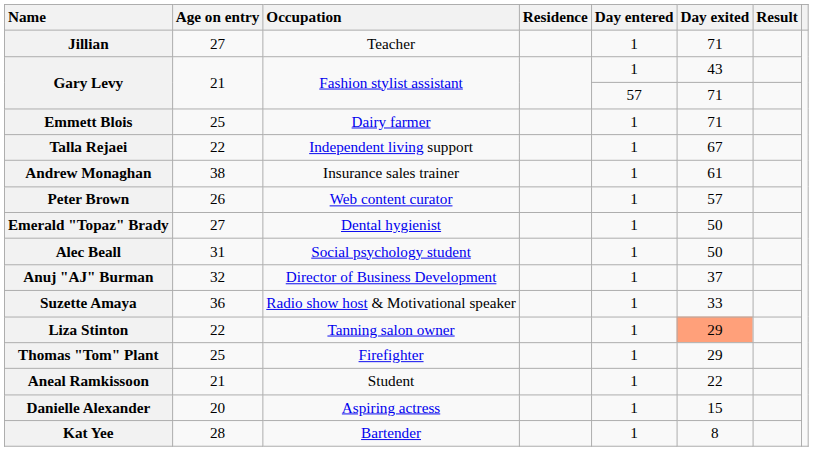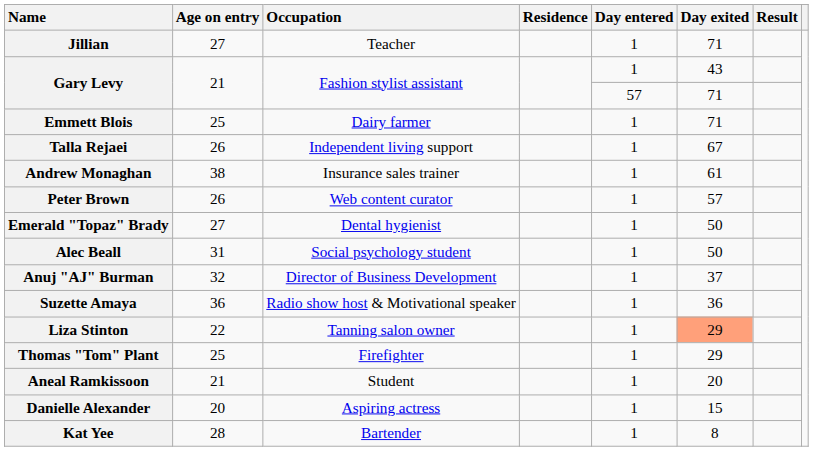(217, 147) 22 -> (217, 147) 26
(715, 303) 33 -> (715, 303) 36
(715, 381) 22 -> (715, 381) 20
